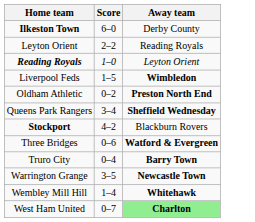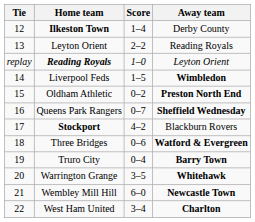+ column: (19, 12)
(109, 28) 6–0 -> (138, 28) 1–4
(109, 110) 3–4 -> (138, 110) 0–7
(172, 176) Newcastle Town -> (201, 176) Whitehawk
(109, 192) 1–4 -> (138, 192) 6–0
(172, 192) Whitehawk -> (201, 192) Newcastle Town
(109, 208) 0–7 -> (138, 208) 3–4
(172, 208) lightgreen background -> (201, 208) no background
